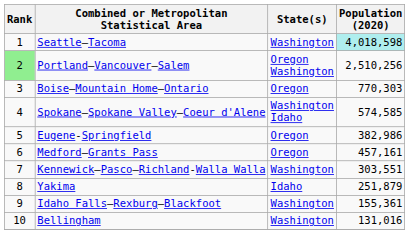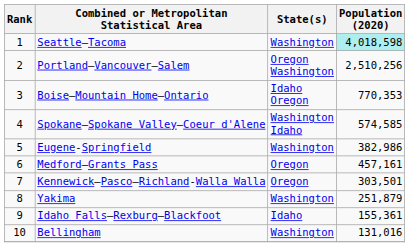(20, 66) lightgreen background -> (20, 66) no background
(290, 89) Oregon -> (290, 95) Idaho Oregon
(380, 89) 770,303 -> (380, 95) 770,353
(290, 135) Oregon -> (302, 147) Washington
(302, 170) Washington -> (290, 182) Oregon
(380, 170) 303,551 -> (380, 182) 303,501
(286, 187) Idaho -> (302, 199) Washington
(302, 204) Washington -> (286, 216) Idaho
